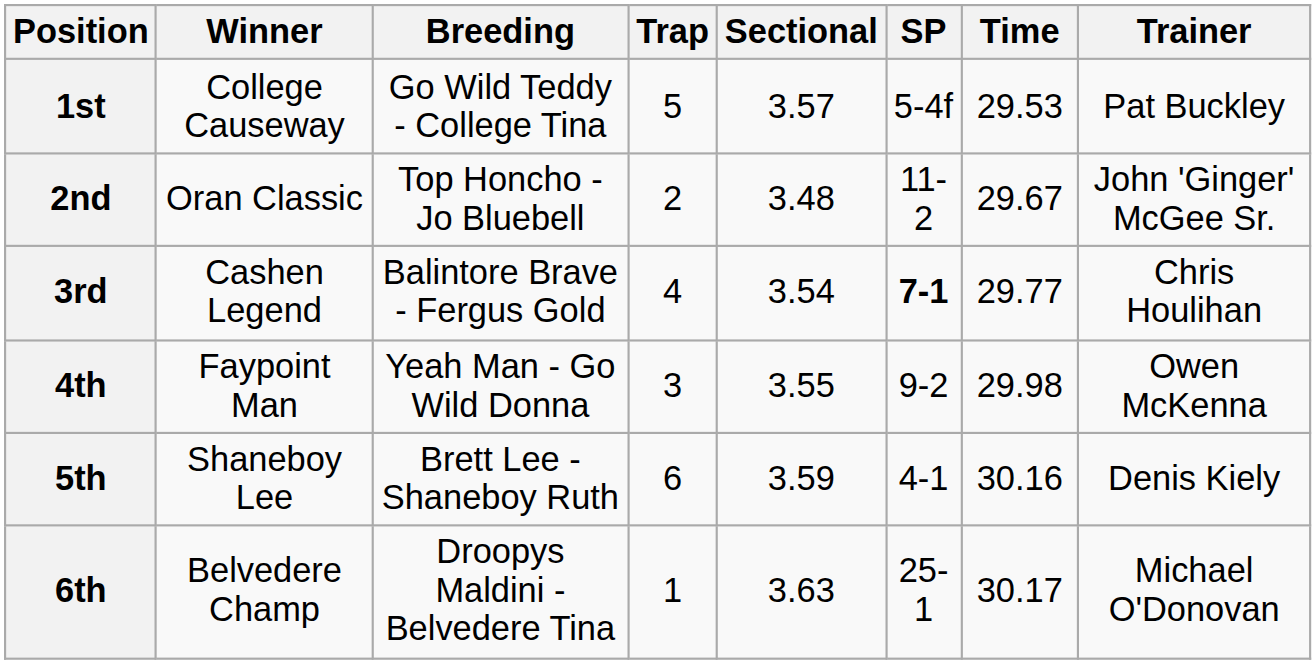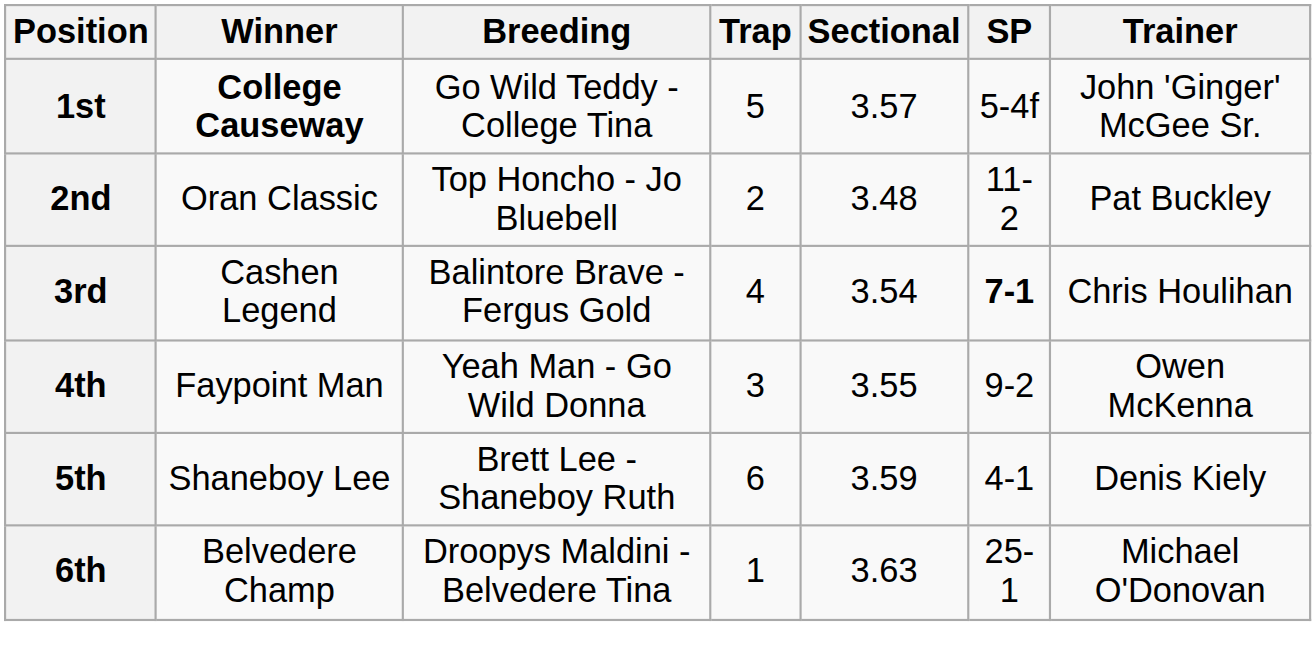- column: (1020, 31)
(265, 105) normal -> (279, 105) bold
(1194, 105) Pat Buckley -> (1180, 105) John 'Ginger' McGee Sr.
(1194, 198) John 'Ginger' McGee Sr. -> (1180, 198) Pat Buckley
